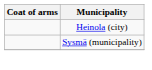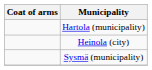+ row: (103, 27)
